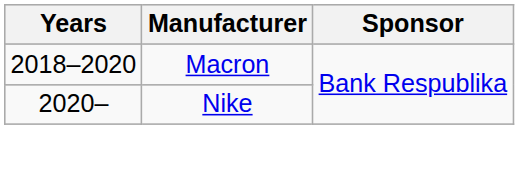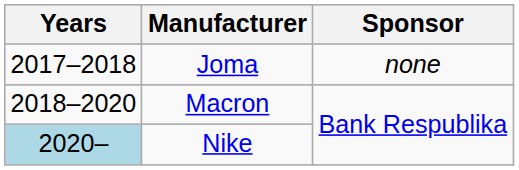+ row: (227, 64)
(73, 104) no background -> (73, 143) lightblue background
